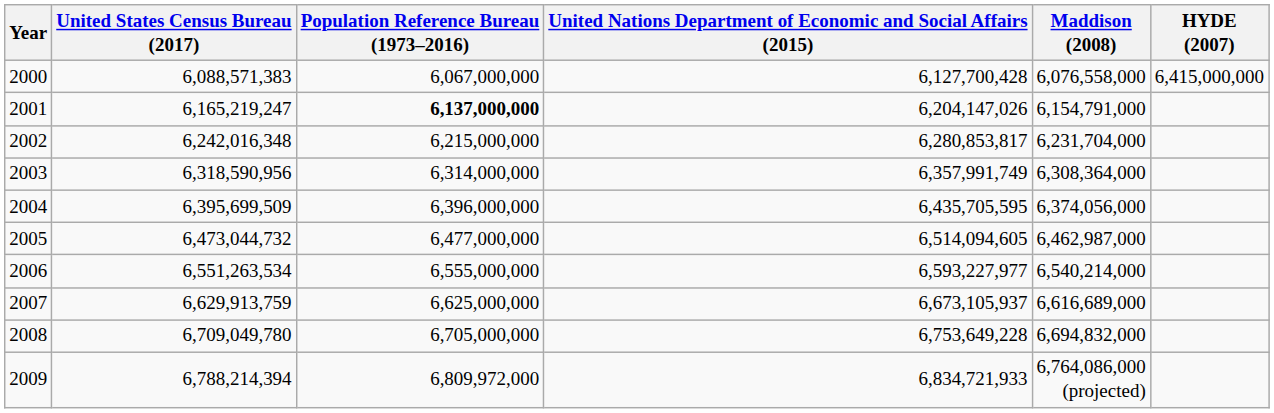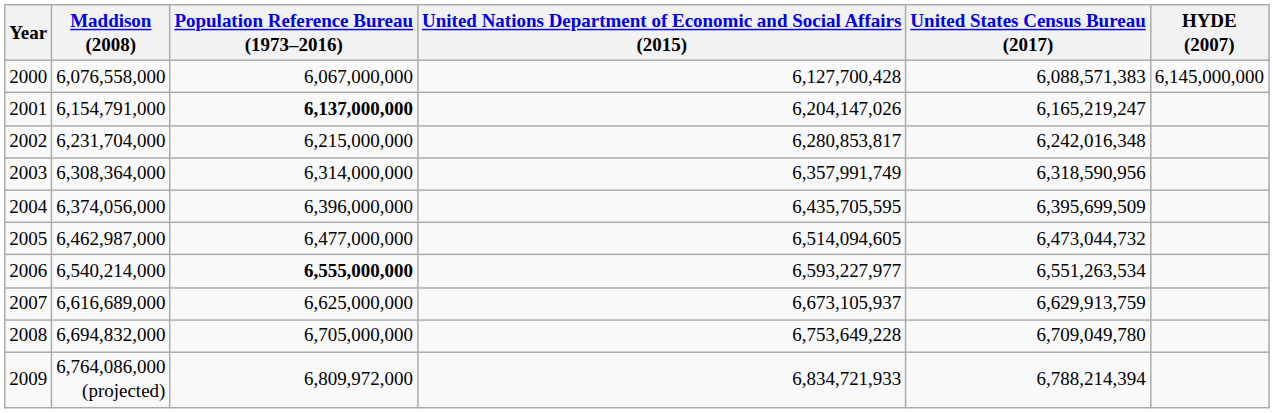columns swapped: (174, 32) <-> (1091, 32)
(1209, 76) 6,415,000,000 -> (1209, 76) 6,145,000,000
(485, 270) normal -> (358, 270) bold
